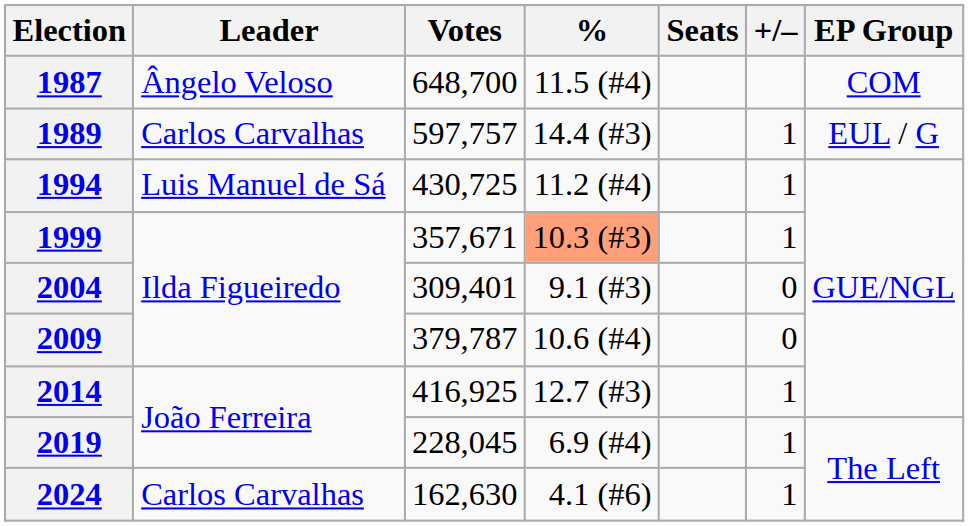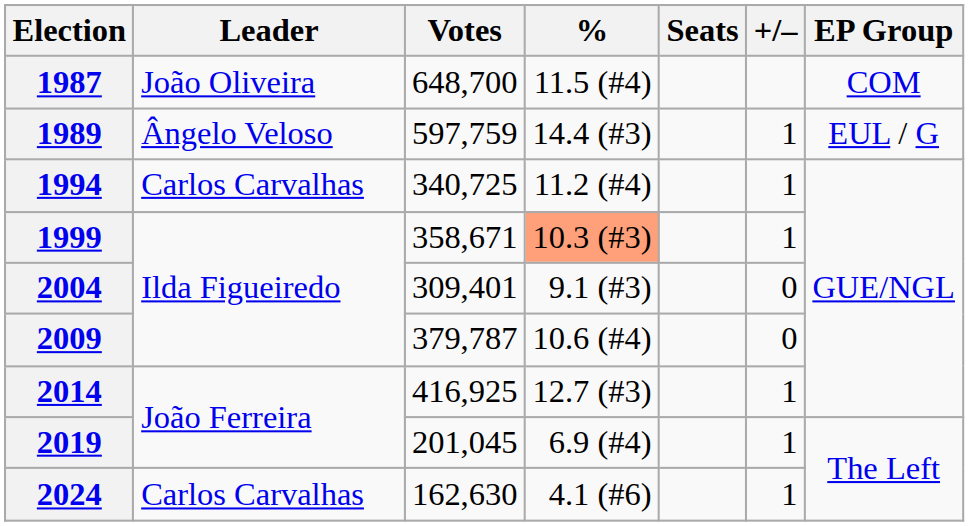(237, 81) Ângelo Veloso -> (228, 81) João Oliveira
(253, 133) Carlos Carvalhas -> (237, 133) Ângelo Veloso
(465, 133) 597,757 -> (465, 133) 597,759
(263, 184) Luis Manuel de Sá -> (253, 184) Carlos Carvalhas
(465, 184) 430,725 -> (465, 184) 340,725
(465, 236) 357,671 -> (465, 236) 358,671
(465, 442) 228,045 -> (465, 442) 201,045
